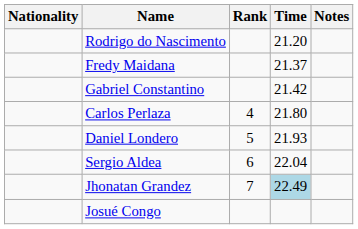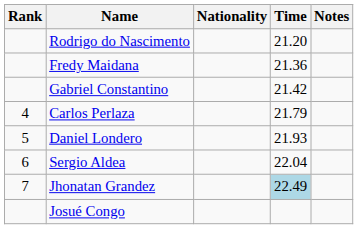columns swapped: (250, 16) <-> (43, 16)
(291, 65) 21.37 -> (291, 65) 21.36
(291, 114) 21.80 -> (291, 114) 21.79
